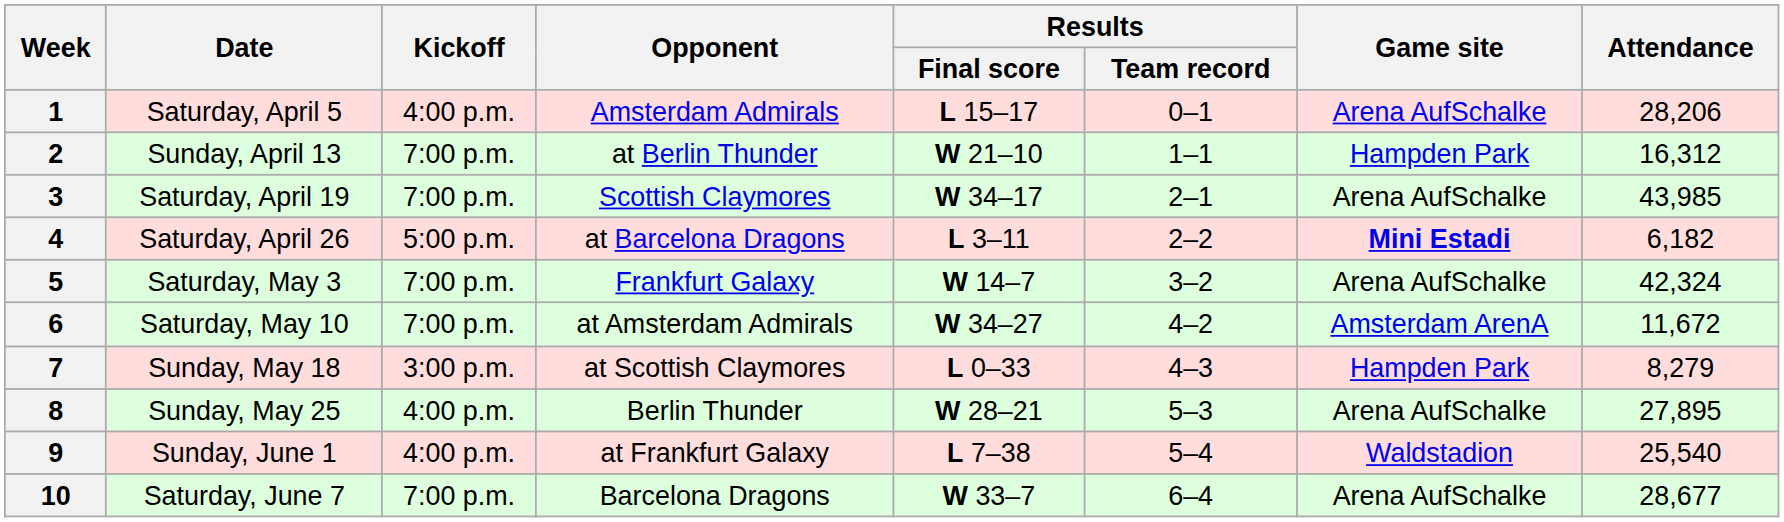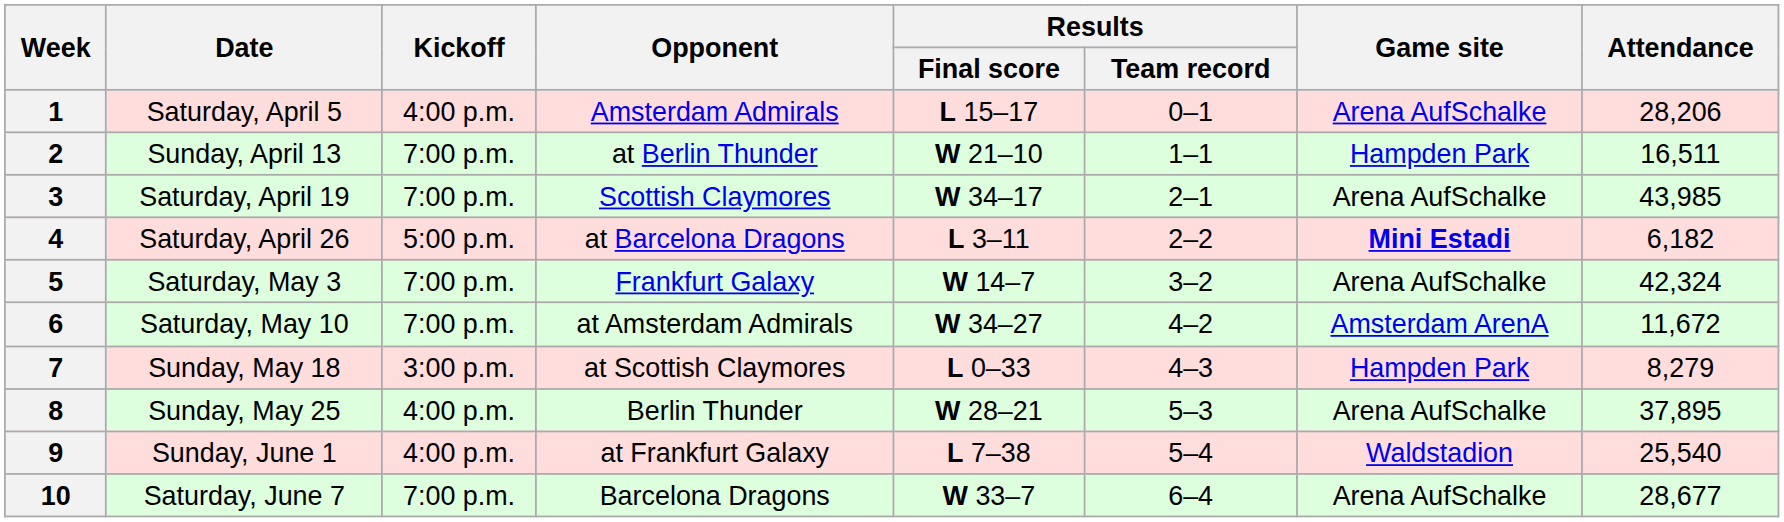(1680, 154) 16,312 -> (1680, 154) 16,511
(1680, 410) 27,895 -> (1680, 410) 37,895
